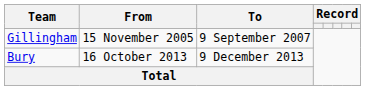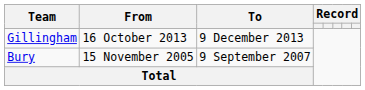(138, 38) 15 November 2005 -> (135, 38) 16 October 2013
(255, 38) 9 September 2007 -> (252, 38) 9 December 2013
(135, 57) 16 October 2013 -> (138, 57) 15 November 2005
(252, 57) 9 December 2013 -> (255, 57) 9 September 2007
